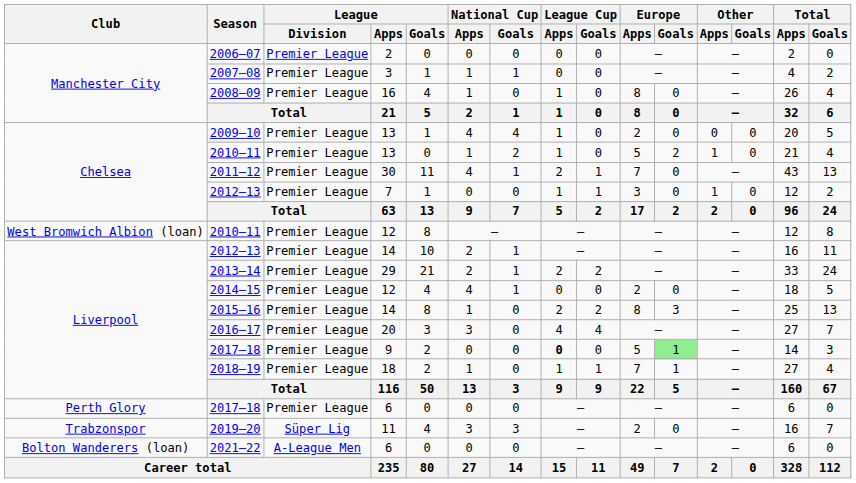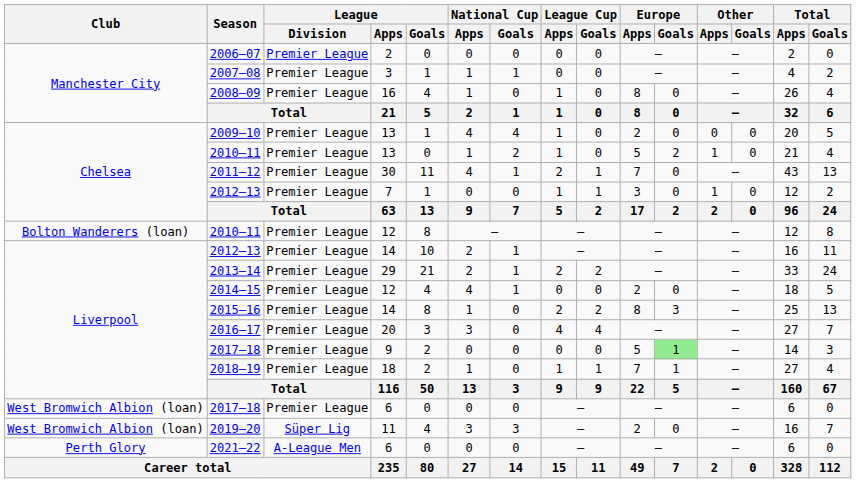(106, 231) West Bromwich Albion (loan) -> (106, 231) Bolton Wanderers (loan)
(559, 349) bold -> (559, 349) normal
(106, 408) Perth Glory -> (106, 408) West Bromwich Albion (loan)
(106, 428) Trabzonspor -> (106, 428) West Bromwich Albion (loan)
(106, 448) Bolton Wanderers (loan) -> (106, 448) Perth Glory
